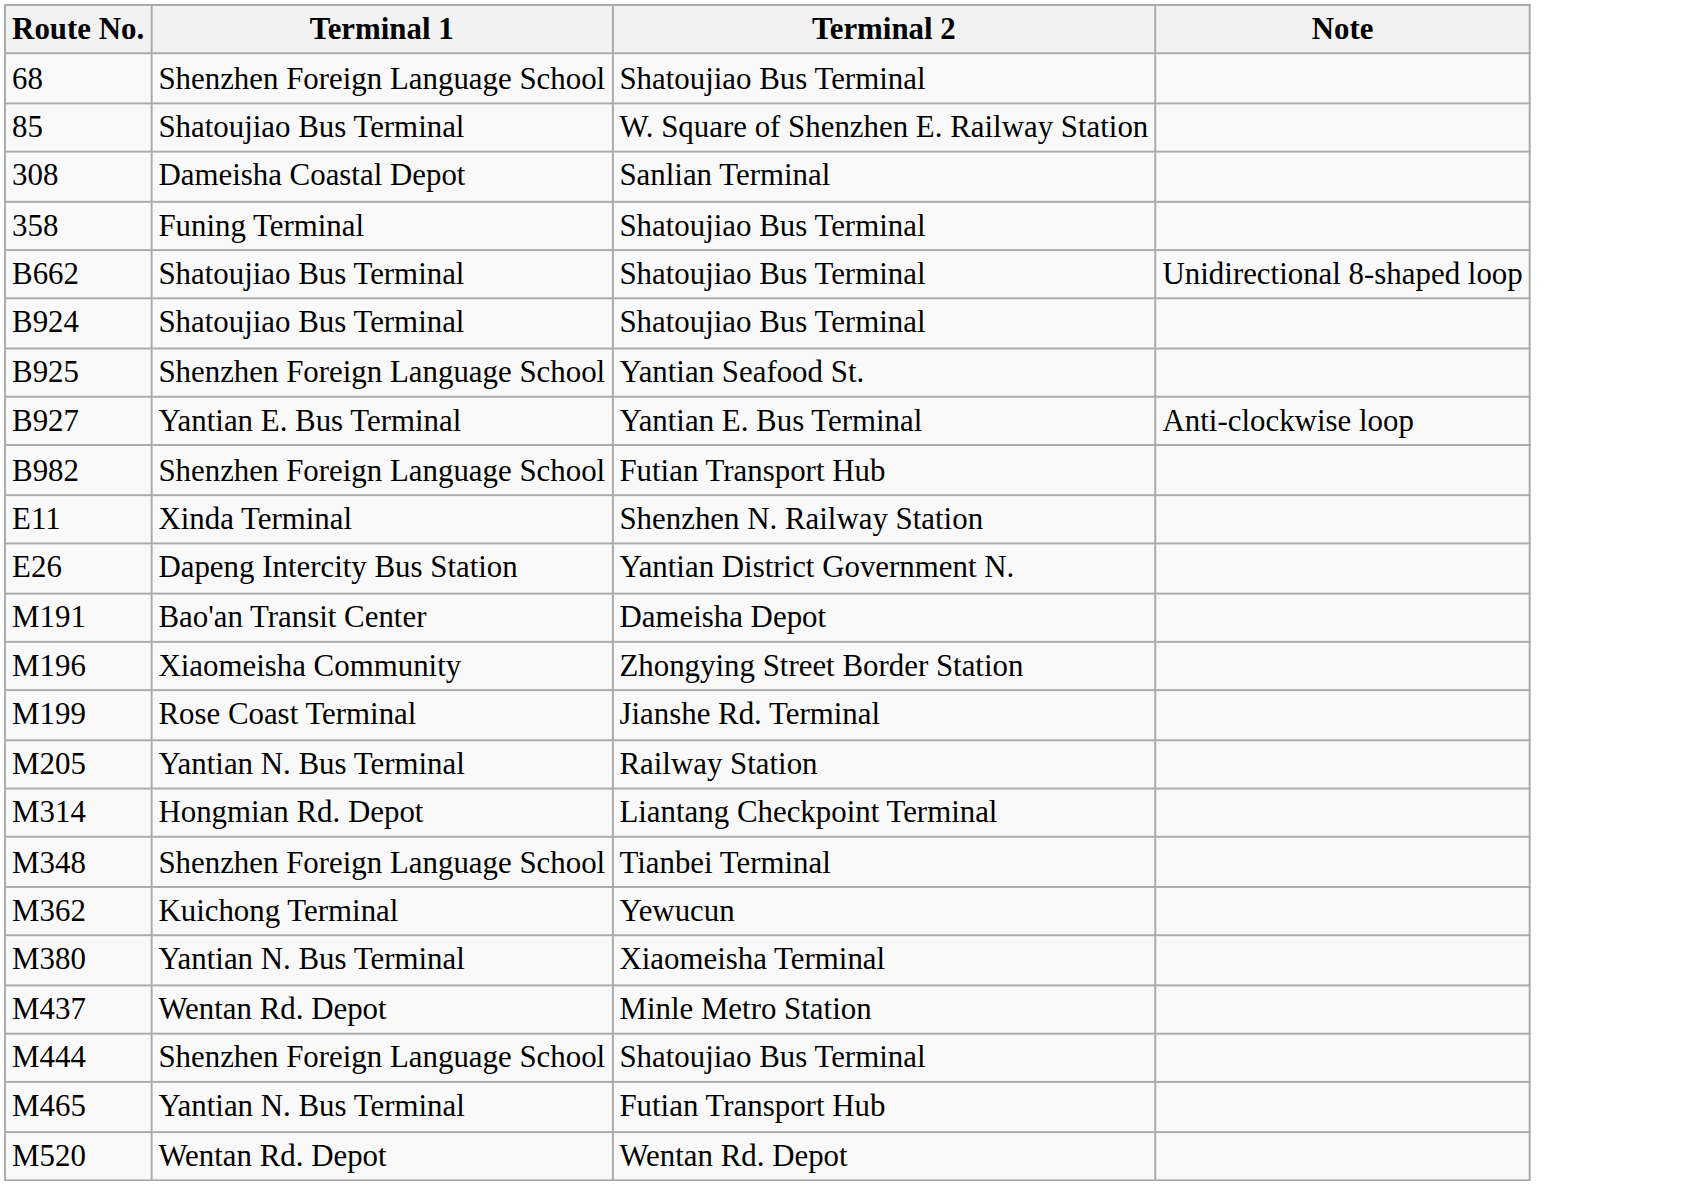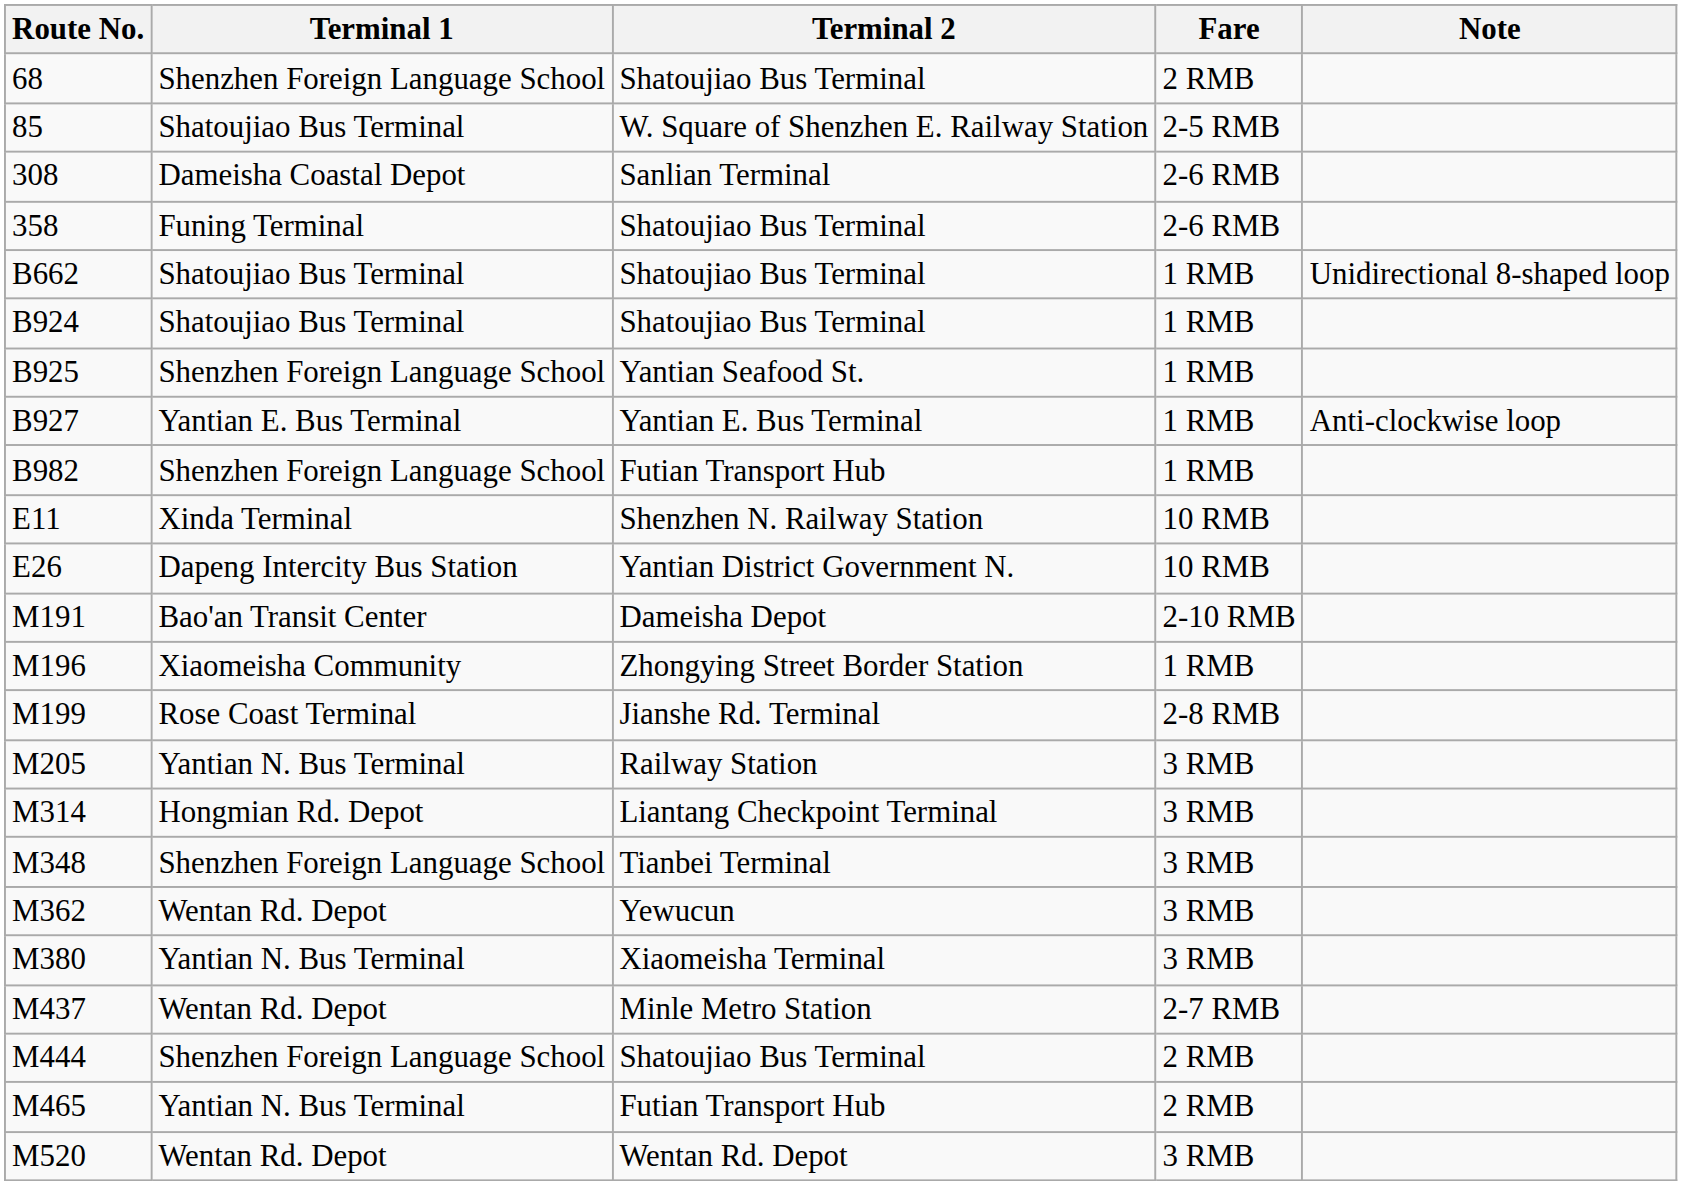+ column: (1229, 28)
(278, 910) Kuichong Terminal -> (273, 910) Wentan Rd. Depot
